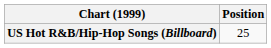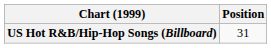(243, 33) 25 -> (243, 33) 31
